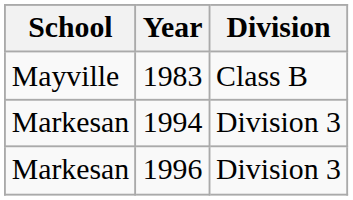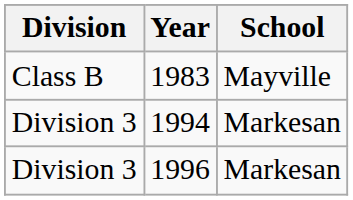columns swapped: (70, 28) <-> (279, 28)
